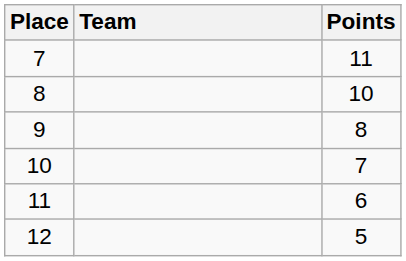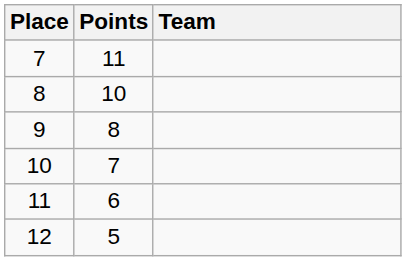columns swapped: (108, 22) <-> (361, 22)
